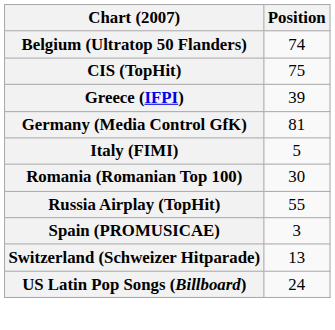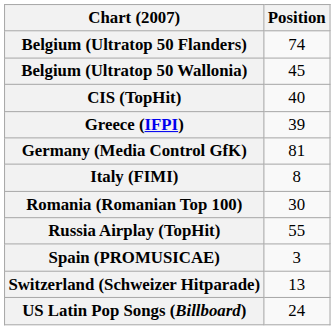+ row: (134, 71)
(297, 71) 75 -> (297, 97) 40
(297, 151) 5 -> (297, 177) 8
